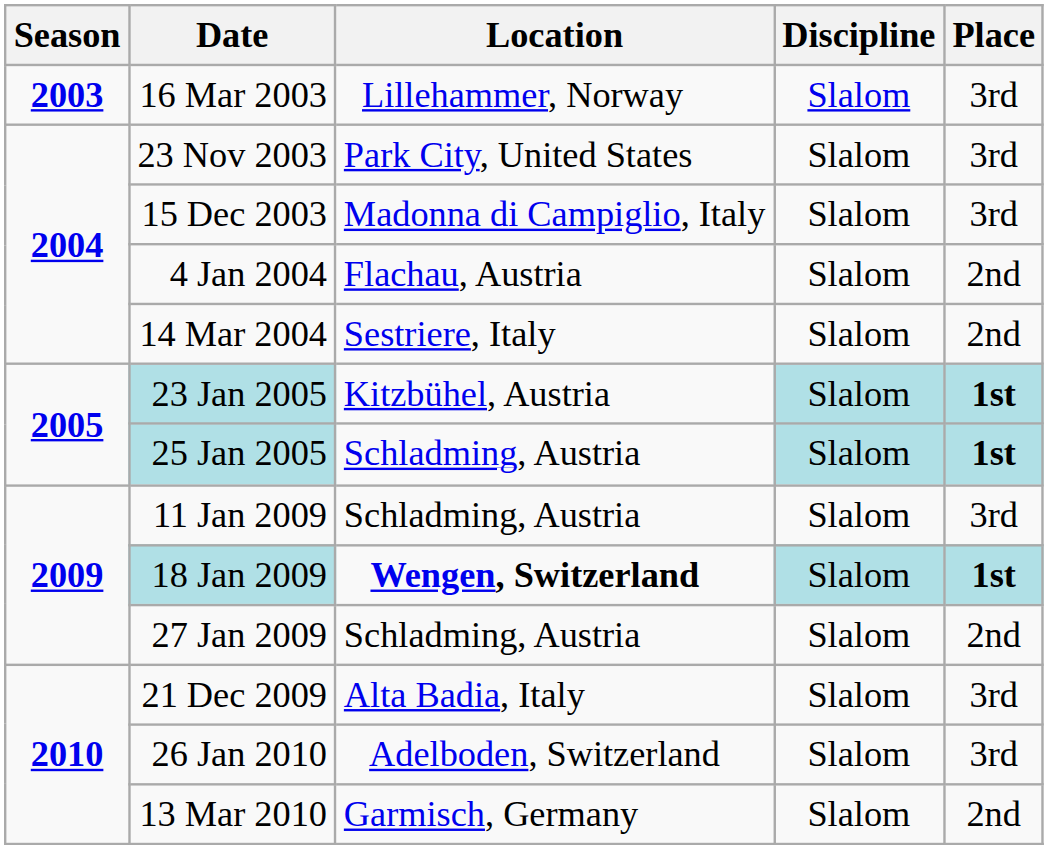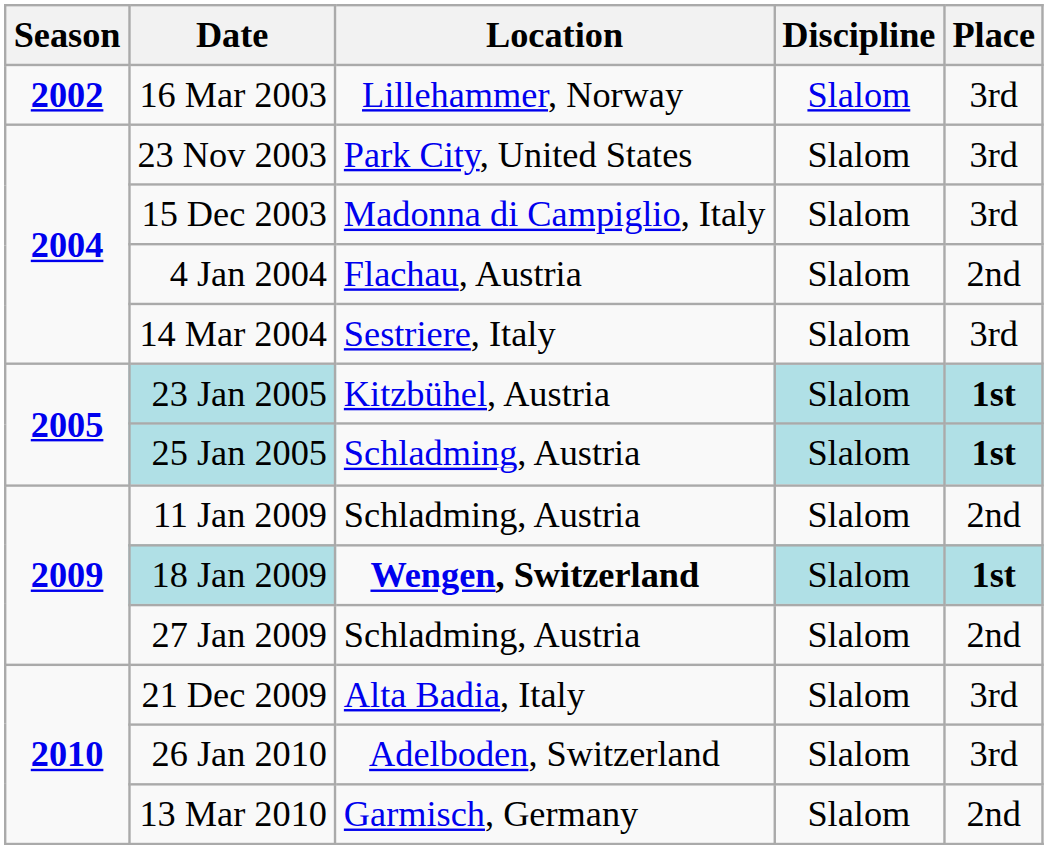(67, 94) 2003 -> (67, 94) 2002
(994, 334) 2nd -> (994, 334) 3rd
(994, 513) 3rd -> (994, 513) 2nd
